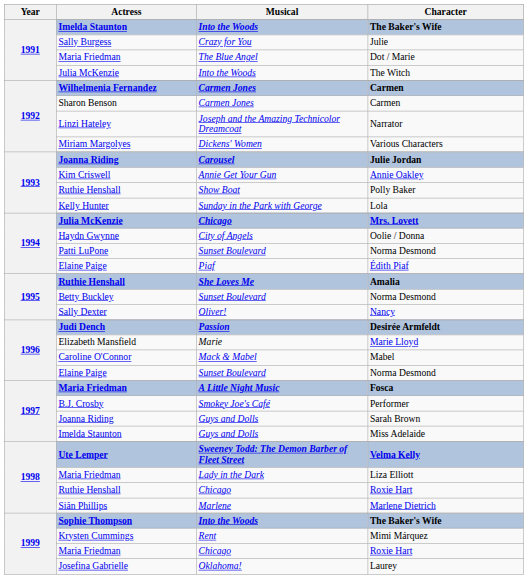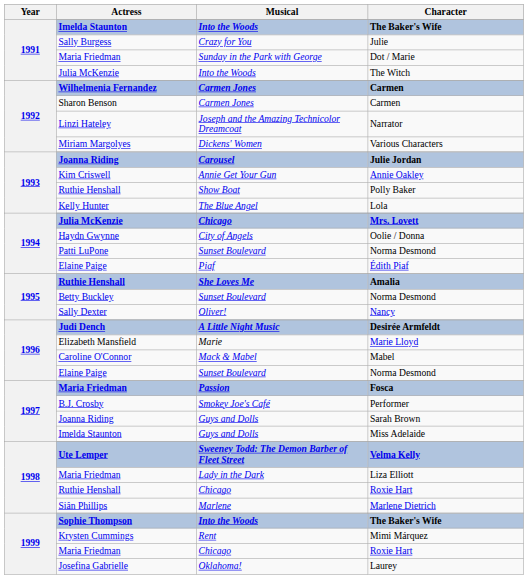(228, 57) The Blue Angel -> (260, 57) Sunday in the Park with George
(260, 205) Sunday in the Park with George -> (228, 205) The Blue Angel
(214, 327) Passion -> (239, 327) A Little Night Music
(239, 388) A Little Night Music -> (214, 388) Passion
